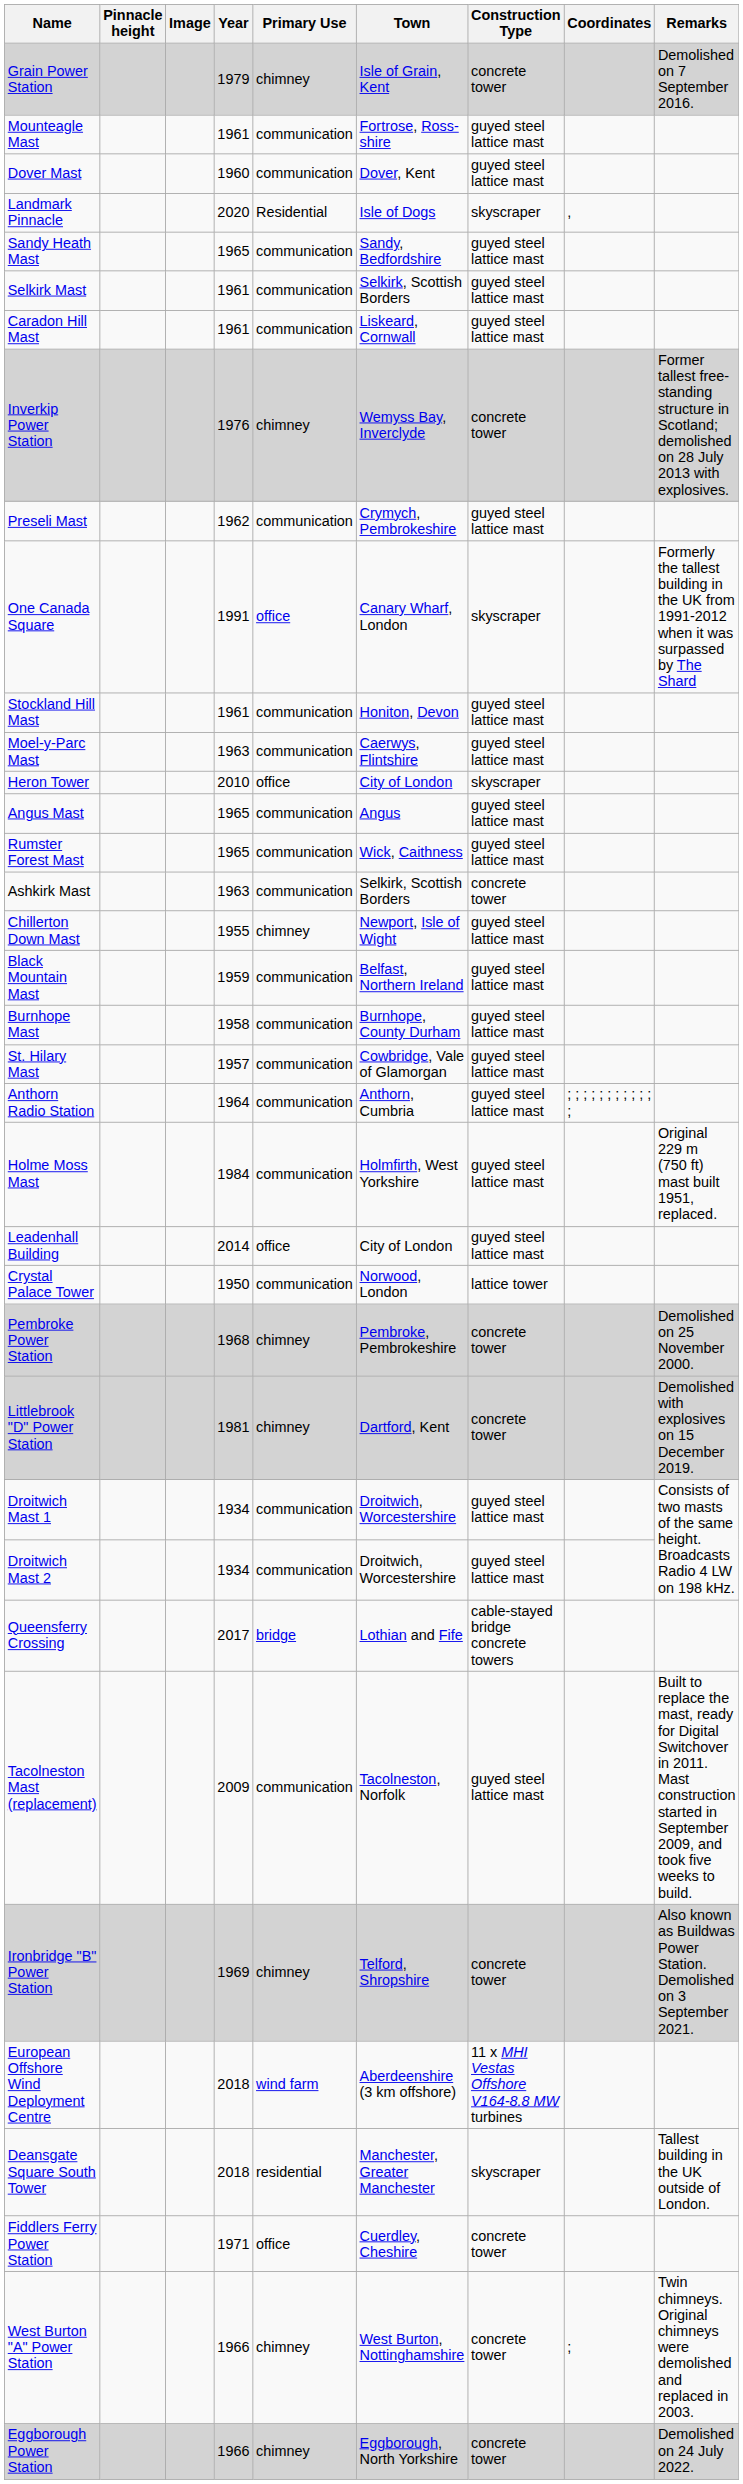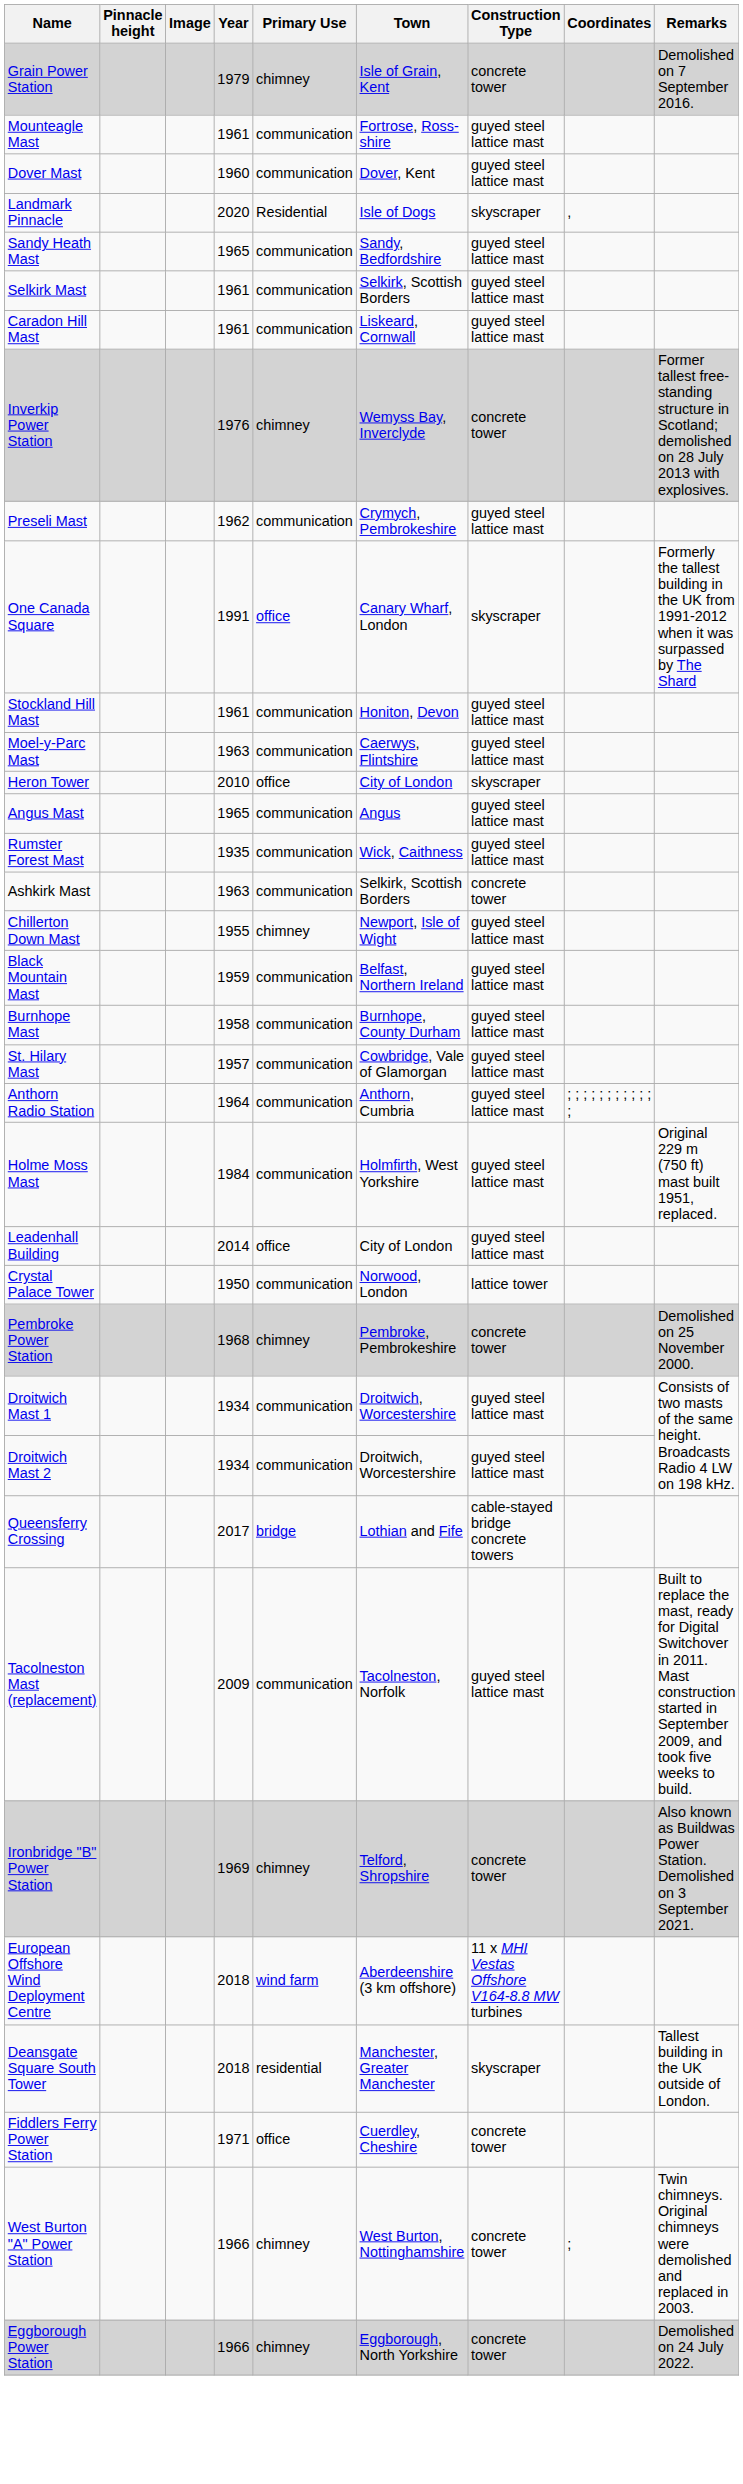(233, 852) 1965 -> (233, 852) 1935
- row: (41, 1427)
